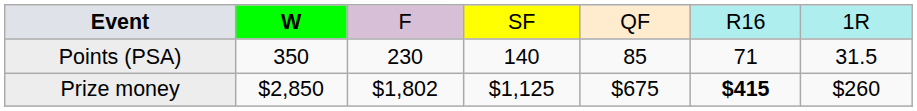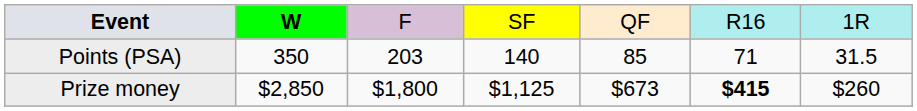(405, 56) 230 -> (405, 56) 203
(405, 90) $1,802 -> (405, 90) $1,800
(635, 90) $675 -> (635, 90) $673
